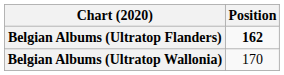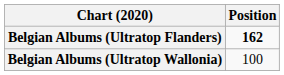(252, 59) 170 -> (252, 59) 100
